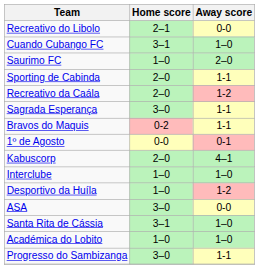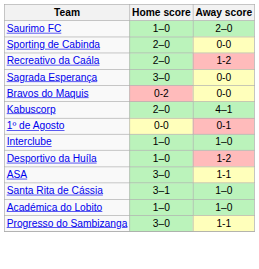- row: (53, 28)
- row: (55, 45)
(224, 77) 1-1 -> (224, 45) 0-0
(224, 110) 1-1 -> (224, 77) 0-0
(224, 126) 1-1 -> (224, 93) 0-0
rows swapped: (36, 142) <-> (31, 158)
(224, 207) 0-0 -> (224, 175) 1-1
